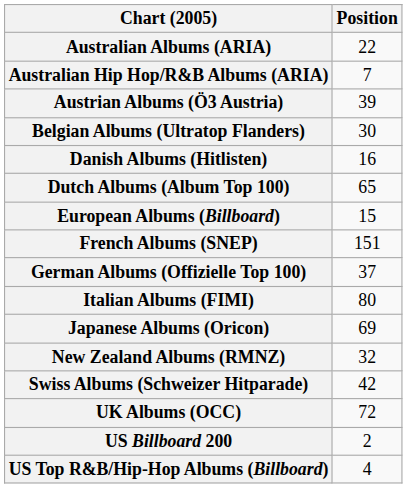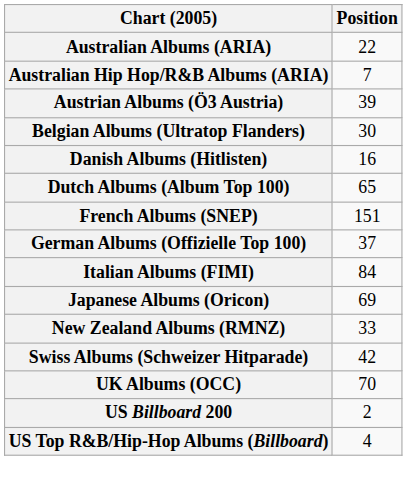- row: (169, 215)
(367, 300) 80 -> (367, 272) 84
(367, 356) 32 -> (367, 328) 33
(367, 412) 72 -> (367, 384) 70
